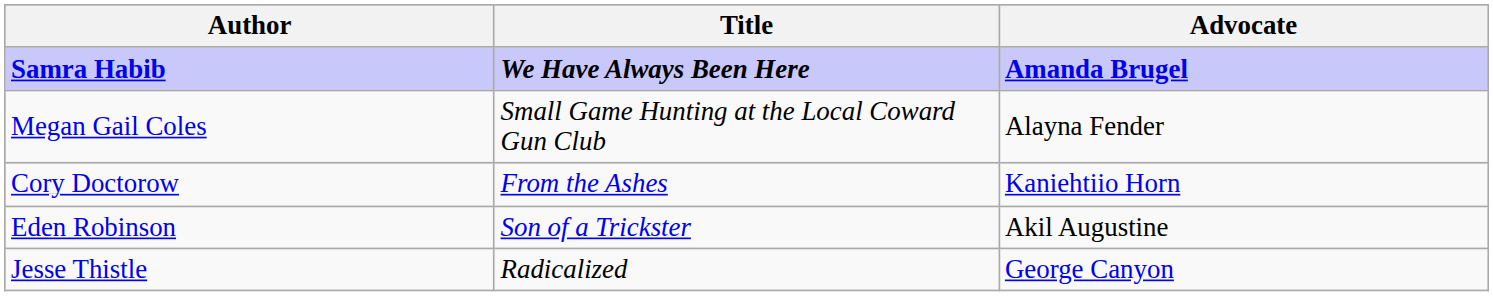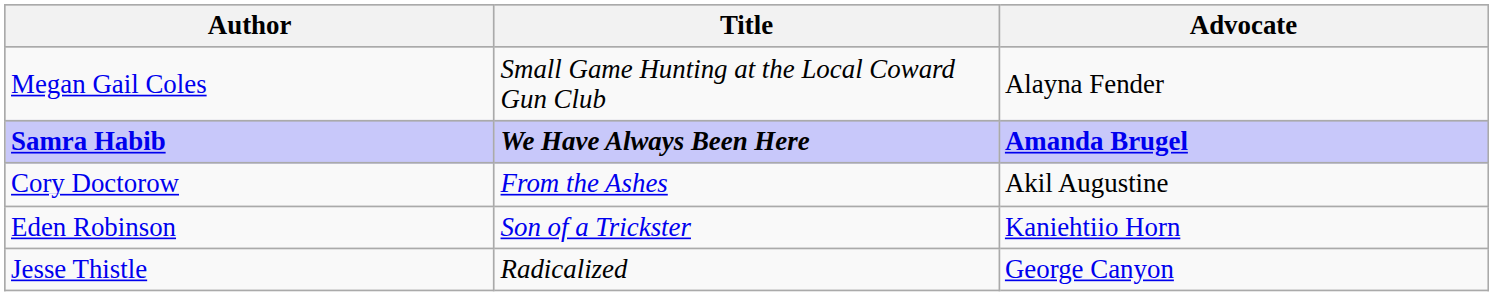rows swapped: (88, 68) <-> (109, 126)
(1093, 183) Kaniehtiio Horn -> (1087, 183) Akil Augustine
(1087, 226) Akil Augustine -> (1093, 226) Kaniehtiio Horn
